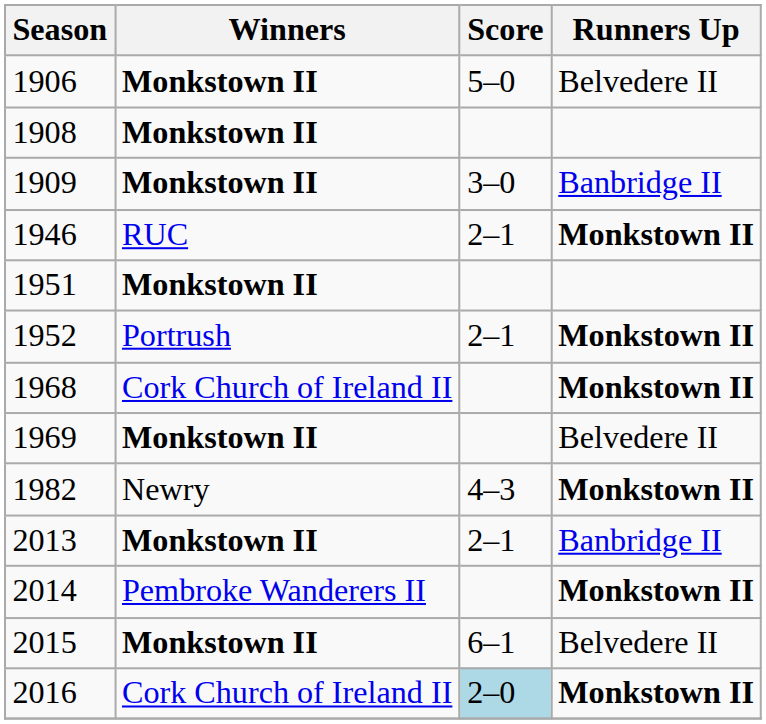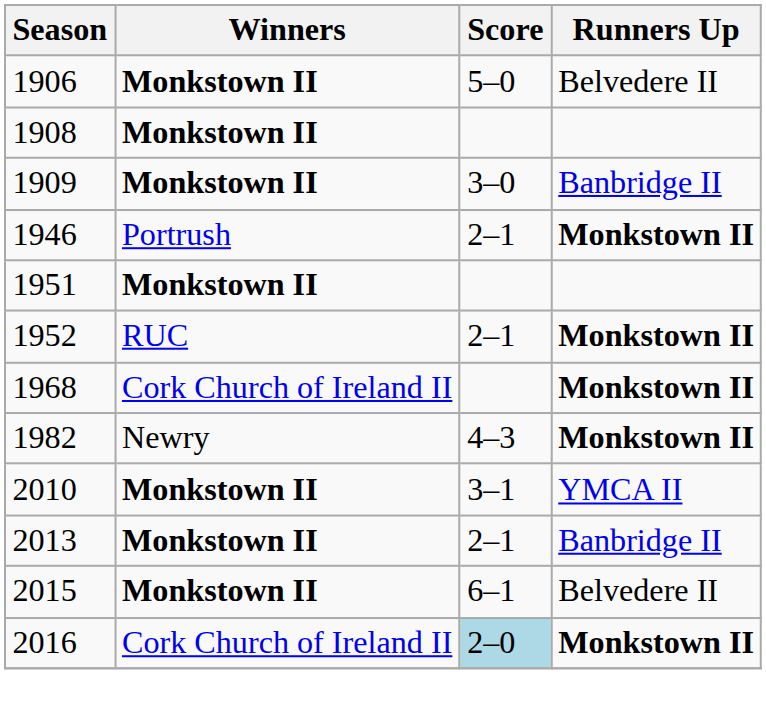(155, 234) RUC -> (176, 234) Portrush
(176, 336) Portrush -> (155, 336) RUC
- row: (45, 438)
+ row: (45, 489)
- row: (45, 591)
